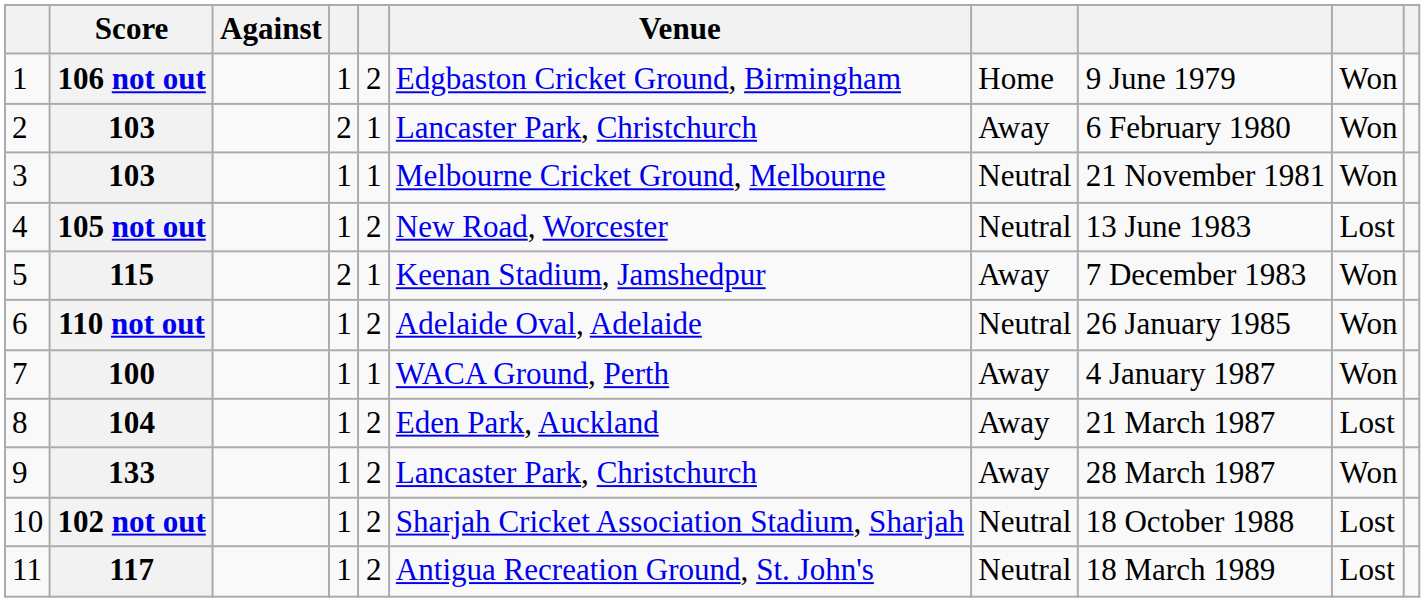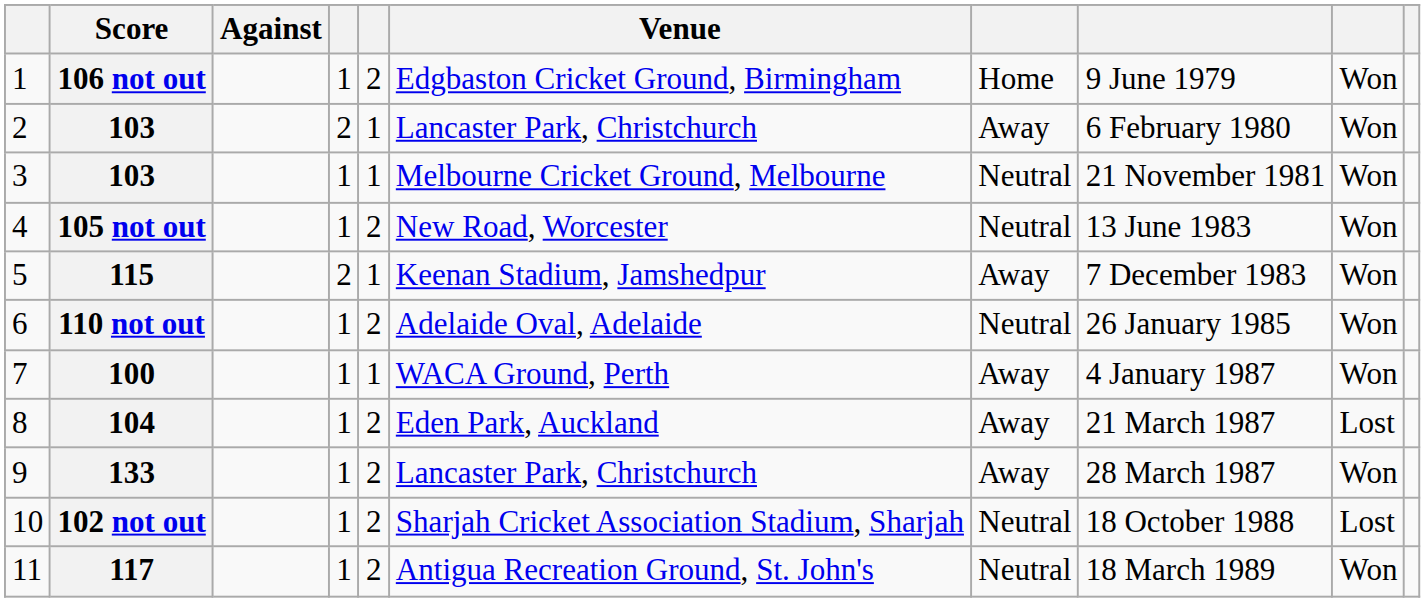(1367, 226) Lost -> (1369, 226) Won
(1367, 570) Lost -> (1369, 570) Won
